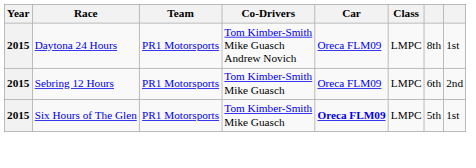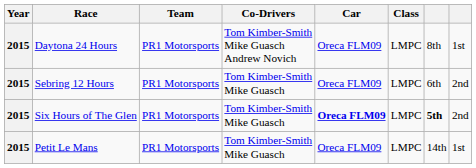(434, 116) normal -> (434, 116) bold
(453, 116) 1st -> (460, 116) 2nd
+ row: (66, 147)
